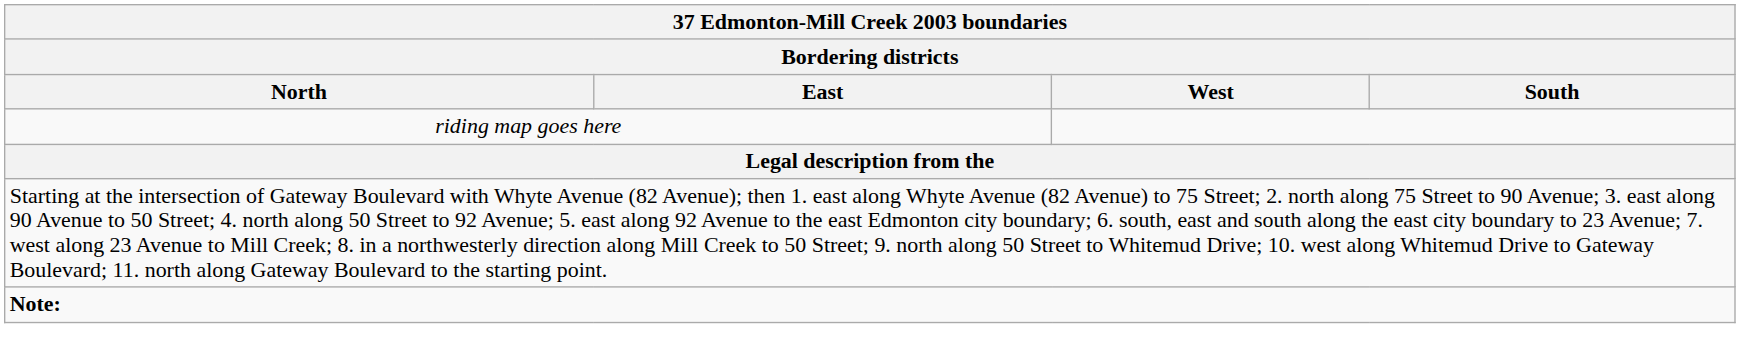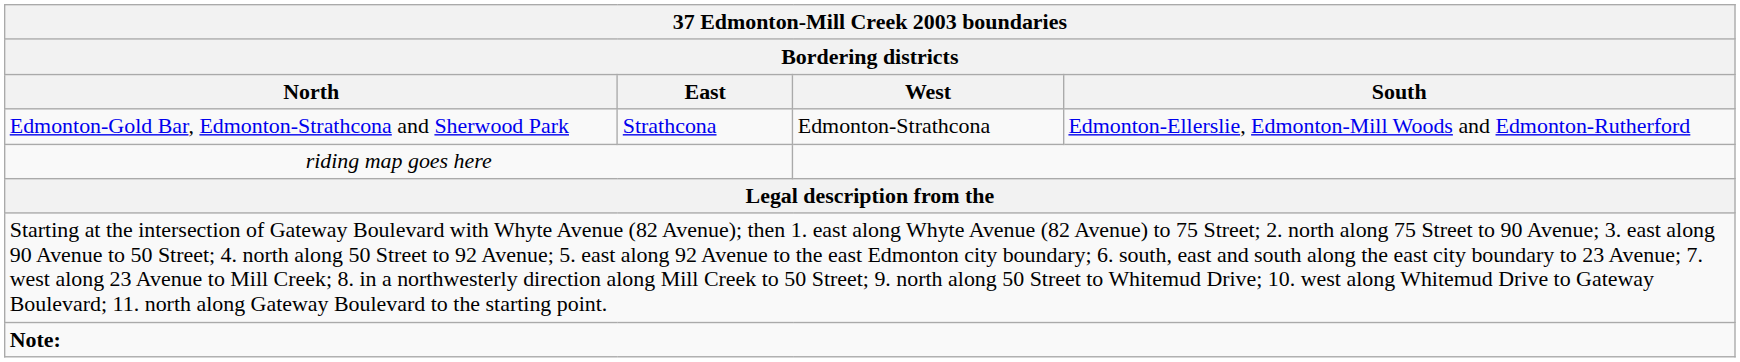+ row: (289, 126)
